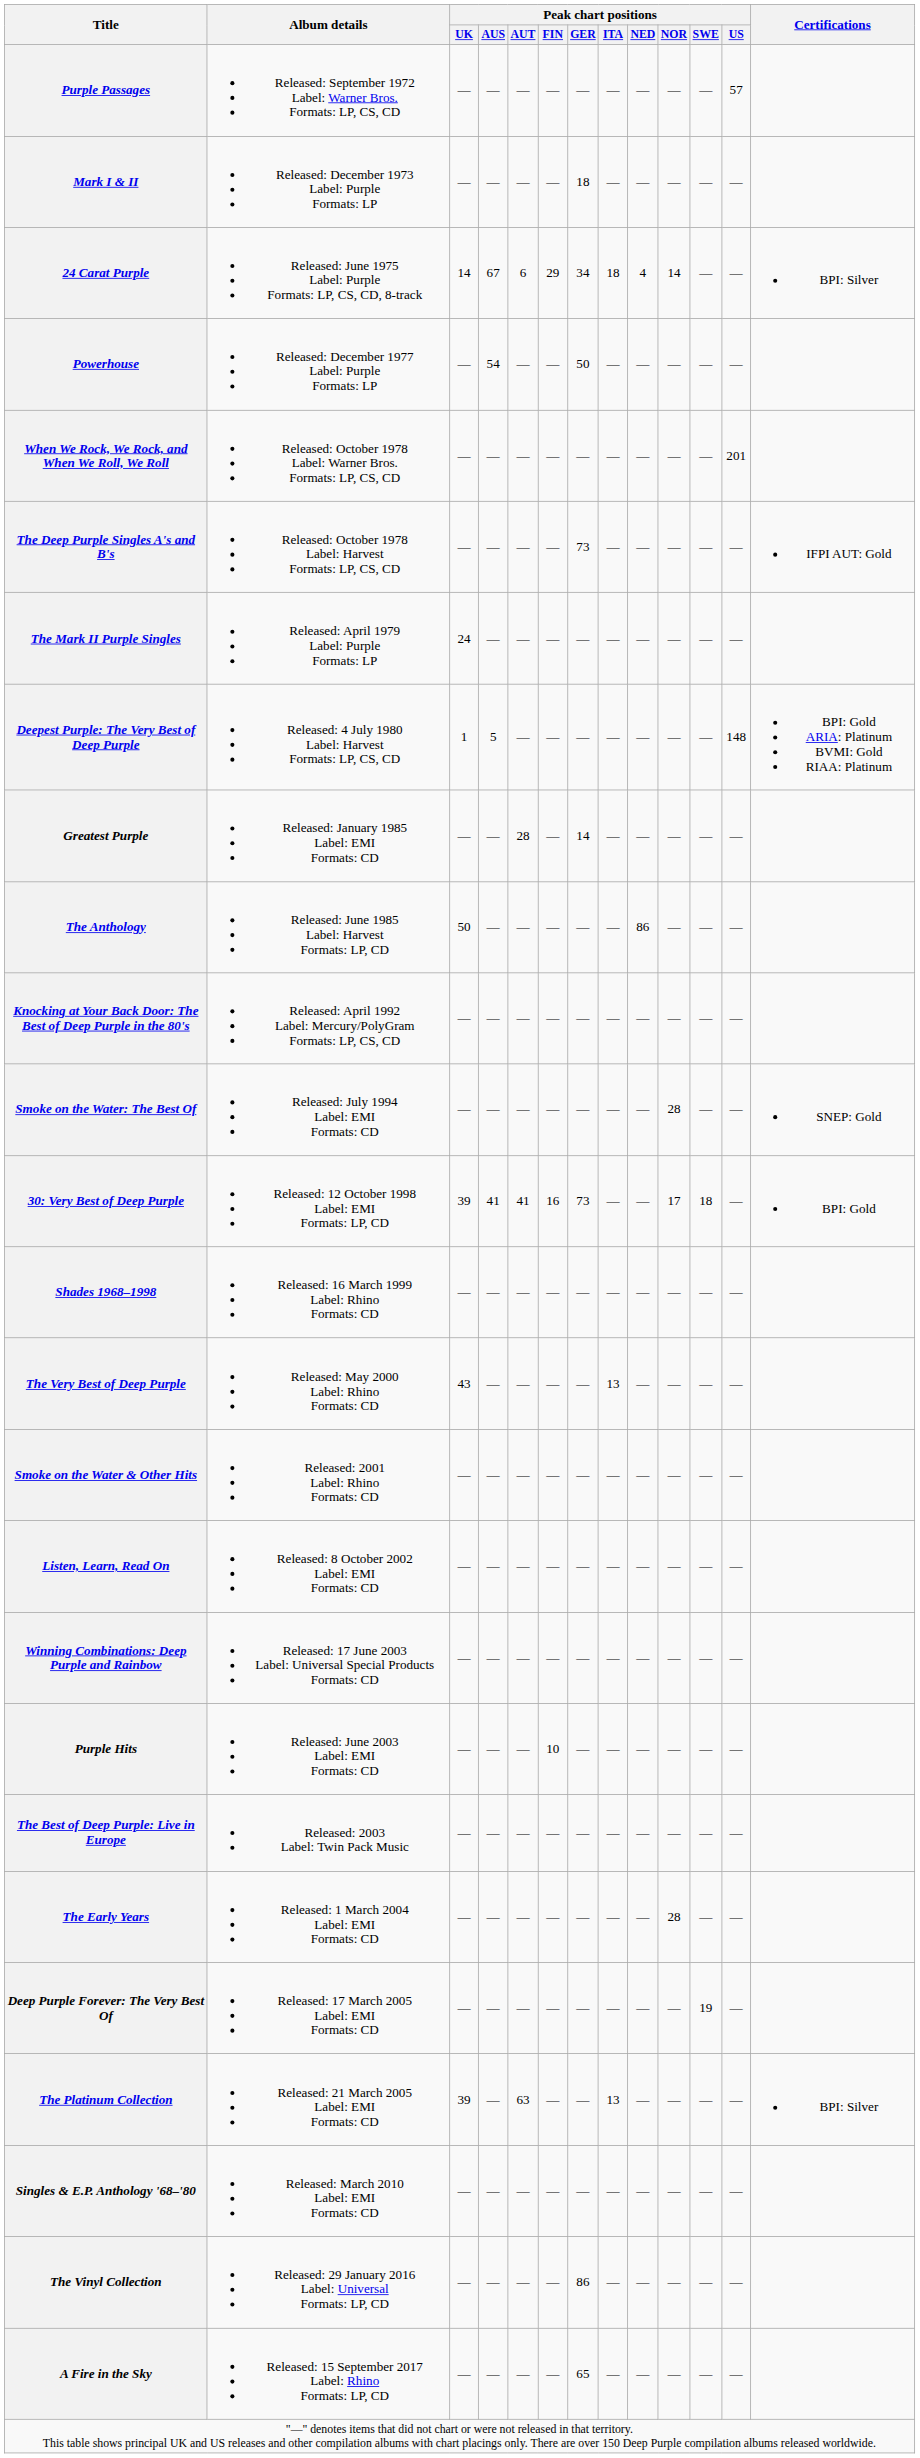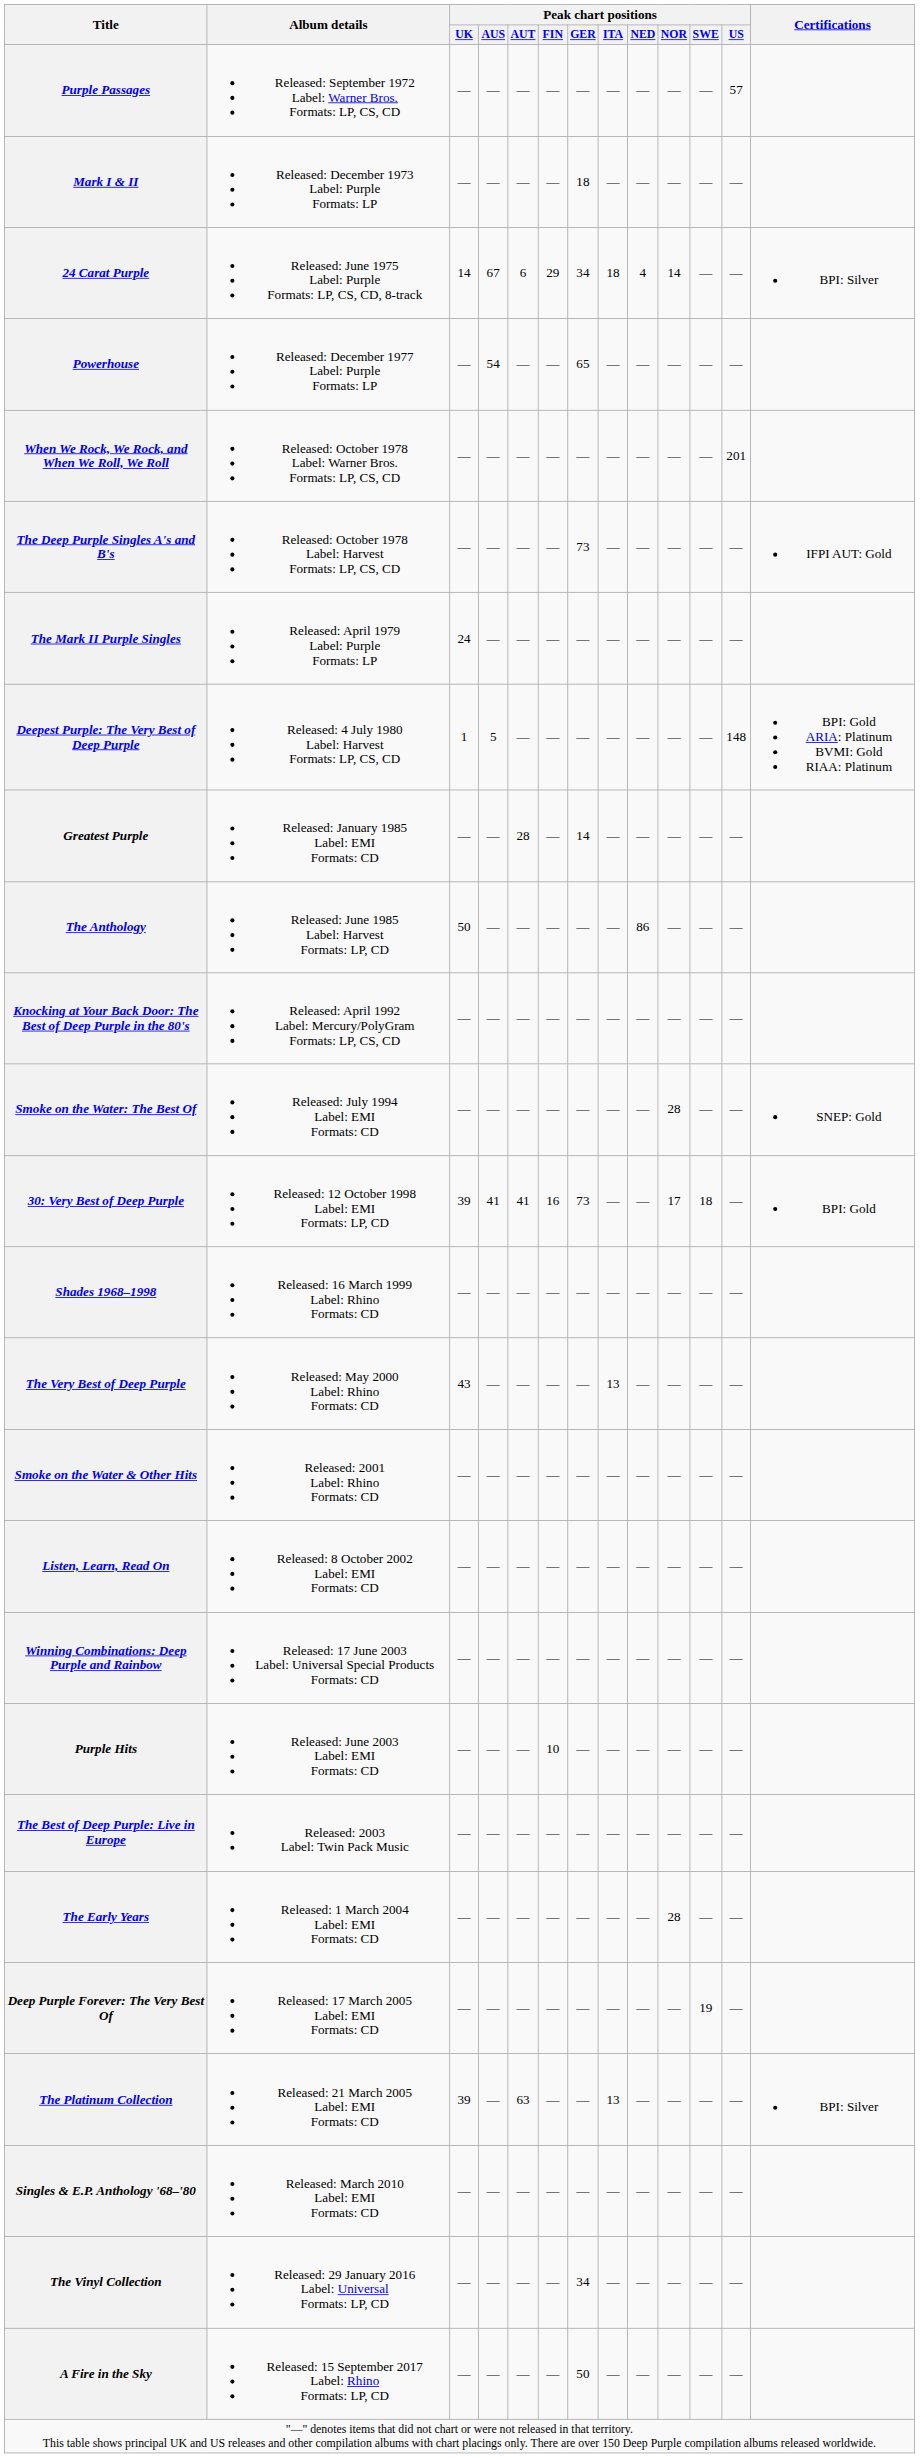(583, 364) 50 -> (583, 364) 65
(583, 2282) 86 -> (583, 2282) 34
(583, 2373) 65 -> (583, 2373) 50
